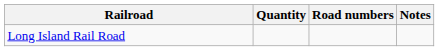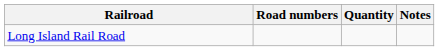columns swapped: (281, 14) <-> (353, 14)
